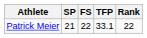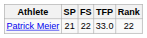(105, 26) 33.1 -> (105, 26) 33.0
